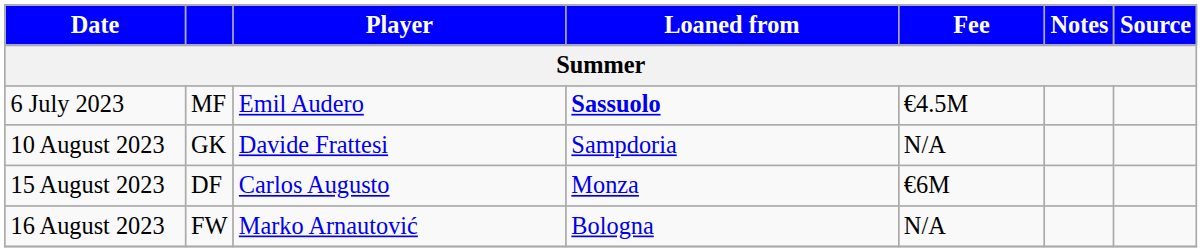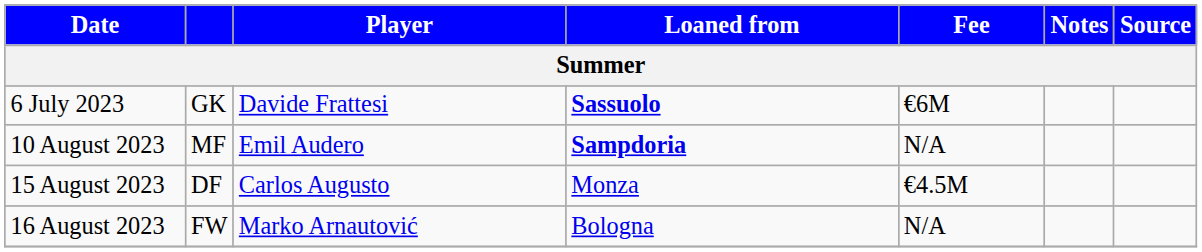(209, 105) MF -> (209, 105) GK
(301, 105) Emil Audero -> (313, 105) Davide Frattesi
(936, 105) €4.5M -> (927, 105) €6M
(209, 145) GK -> (209, 145) MF
(313, 145) Davide Frattesi -> (301, 145) Emil Audero
(624, 145) normal -> (629, 145) bold
(927, 185) €6M -> (936, 185) €4.5M
